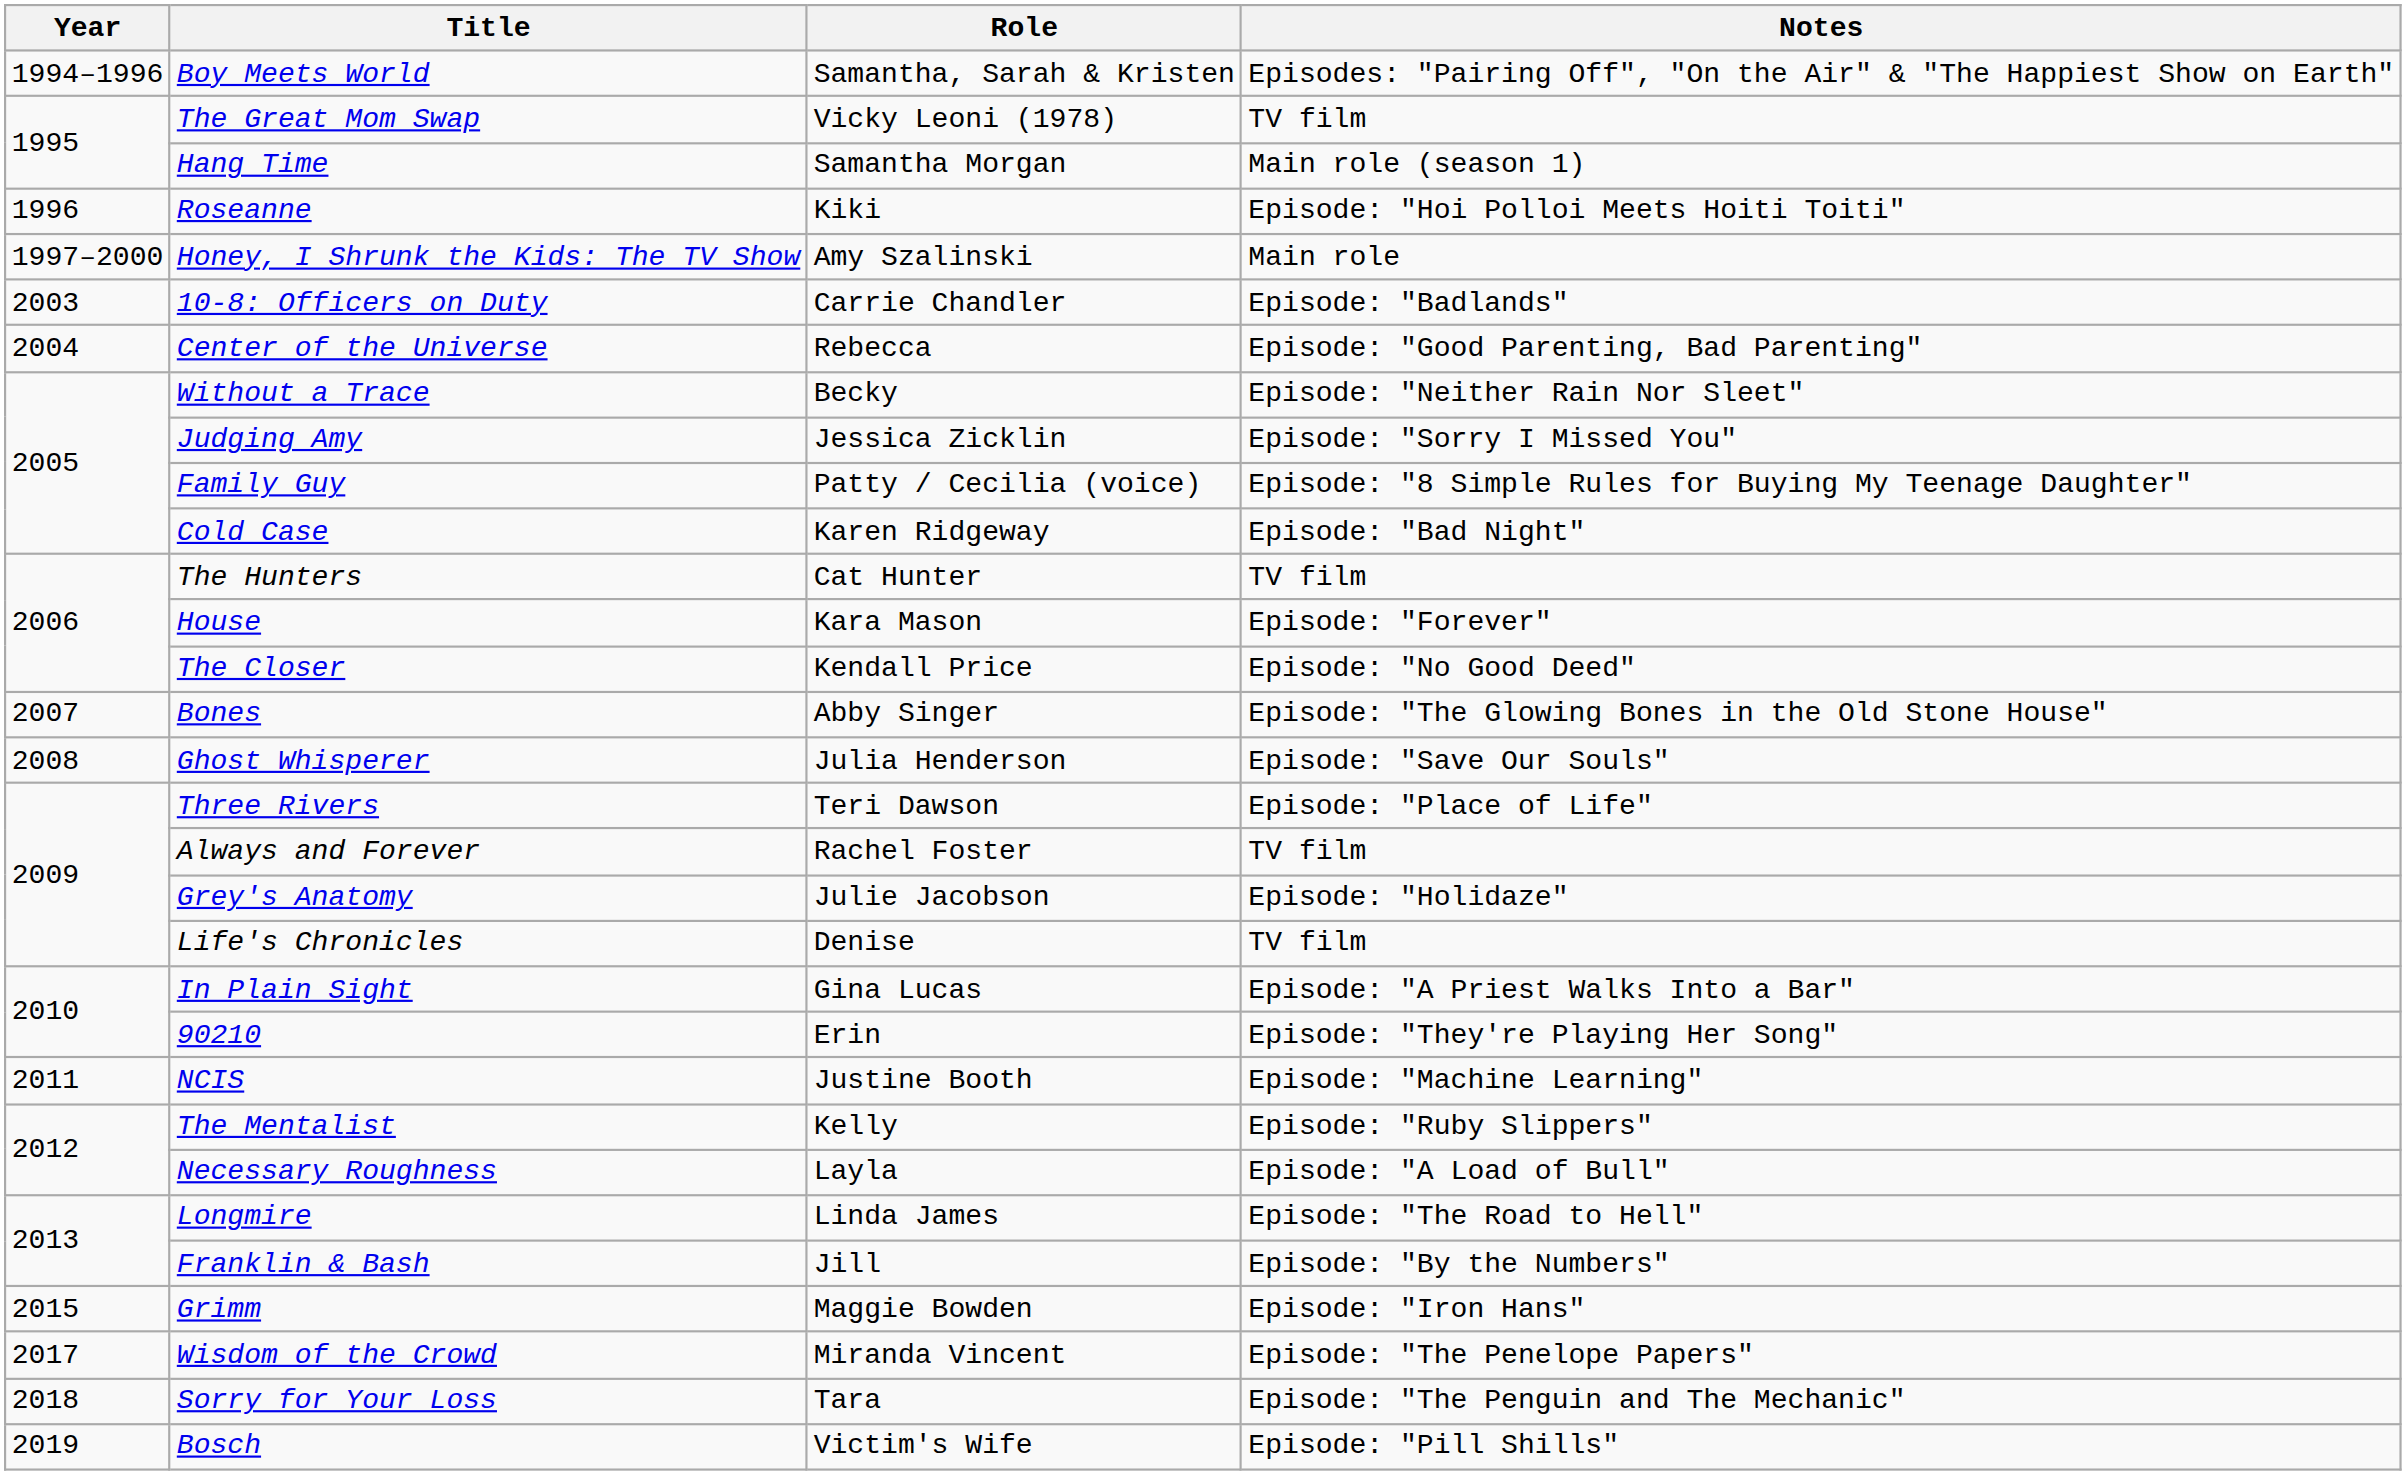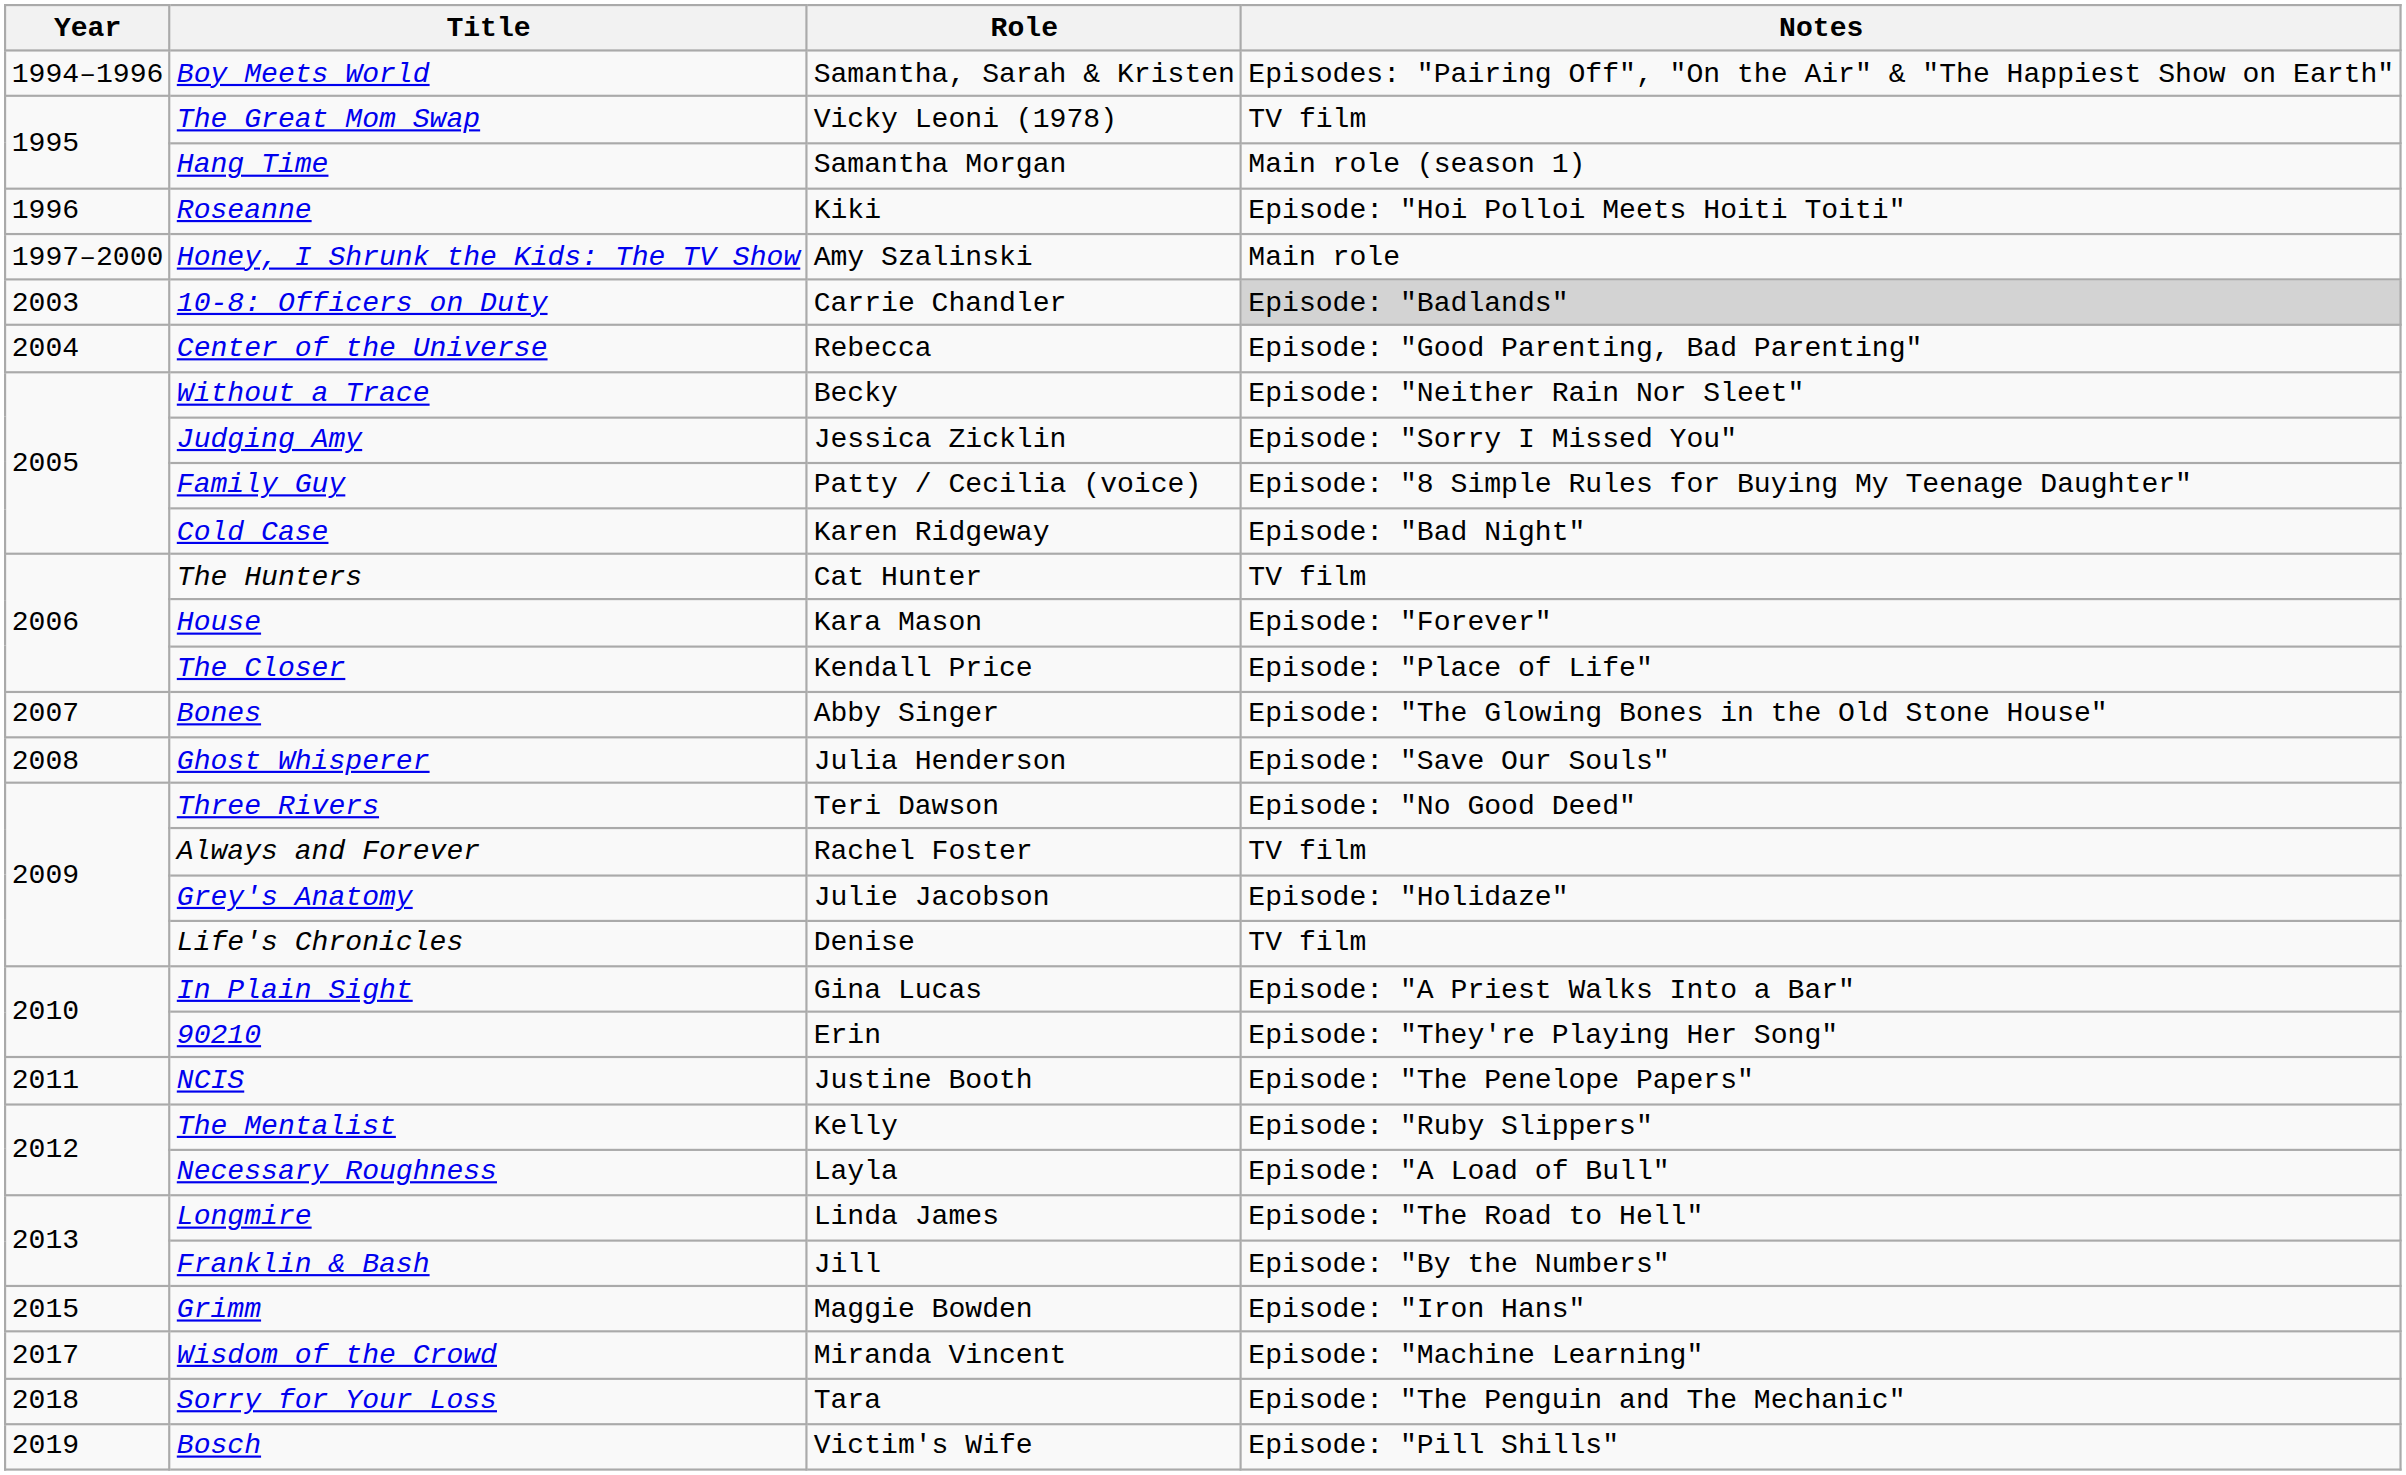(1408, 303) no background -> (1408, 303) lightgrey background
(1442, 669) Episode: "No Good Deed" -> (1451, 669) Episode: "Place of Life"
(1451, 806) Episode: "Place of Life" -> (1442, 806) Episode: "No Good Deed"
(1476, 1081) Episode: "Machine Learning" -> (1501, 1081) Episode: "The Penelope Papers"
(1501, 1355) Episode: "The Penelope Papers" -> (1476, 1355) Episode: "Machine Learning"
